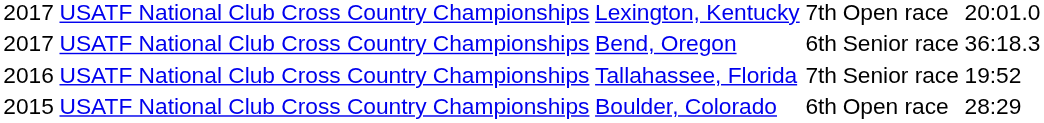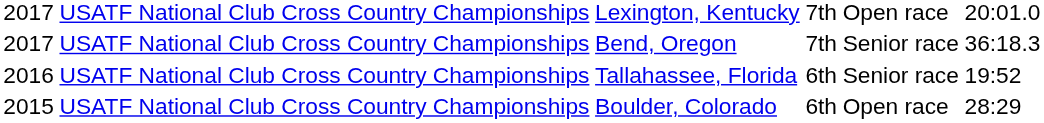(821, 44) 6th -> (821, 44) 7th
(821, 75) 7th -> (821, 75) 6th
